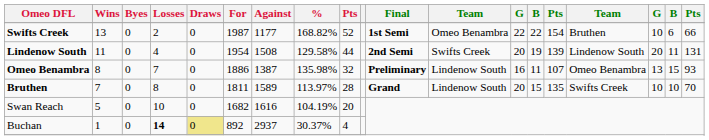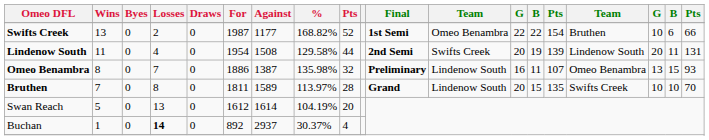(159, 106) 10 -> (159, 106) 13
(238, 106) 1682 -> (238, 106) 1612
(266, 106) 1616 -> (266, 106) 1614
(193, 125) khaki background -> (193, 125) no background
